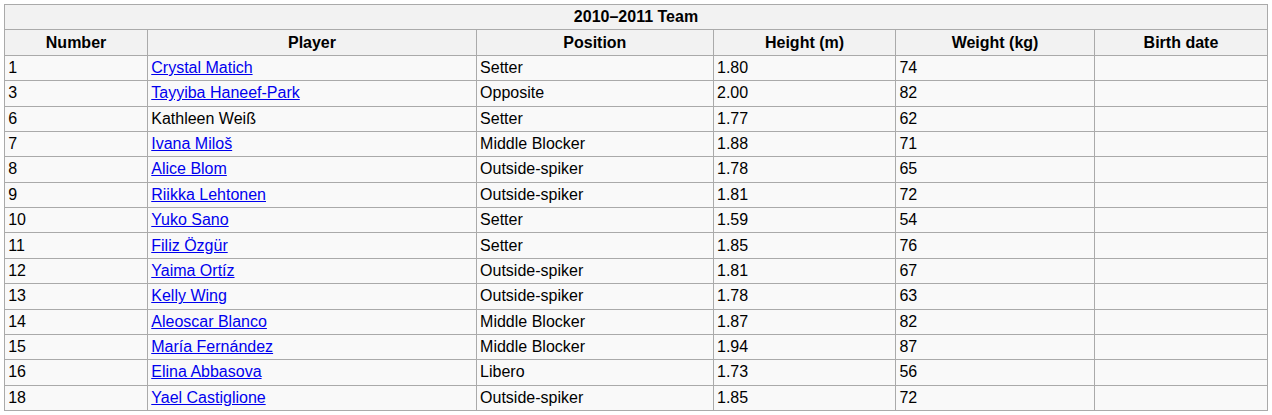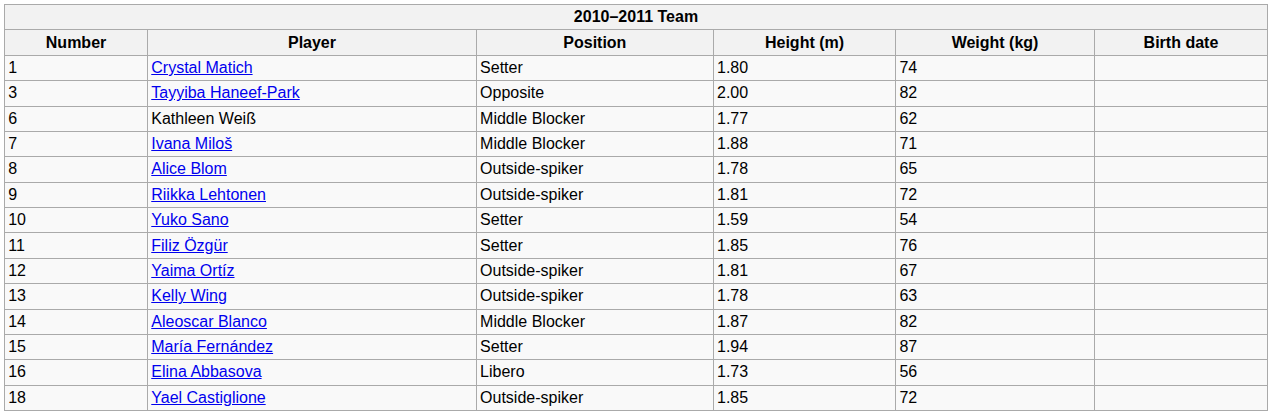(501, 118) Setter -> (533, 118) Middle Blocker
(533, 347) Middle Blocker -> (501, 347) Setter
